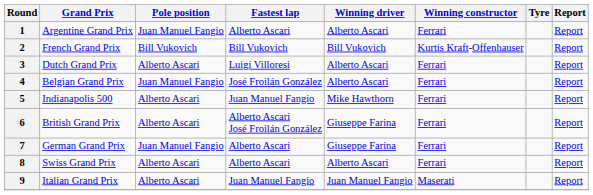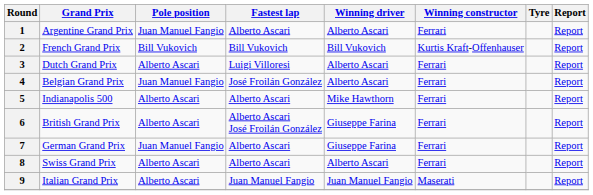(272, 99) Juan Manuel Fangio -> (259, 99) Alberto Ascari
